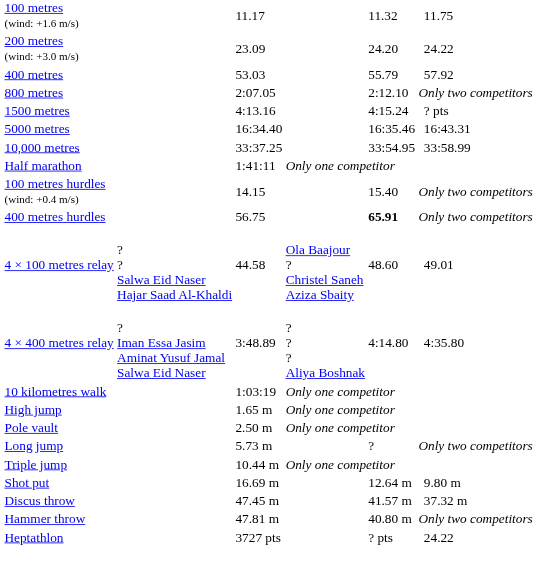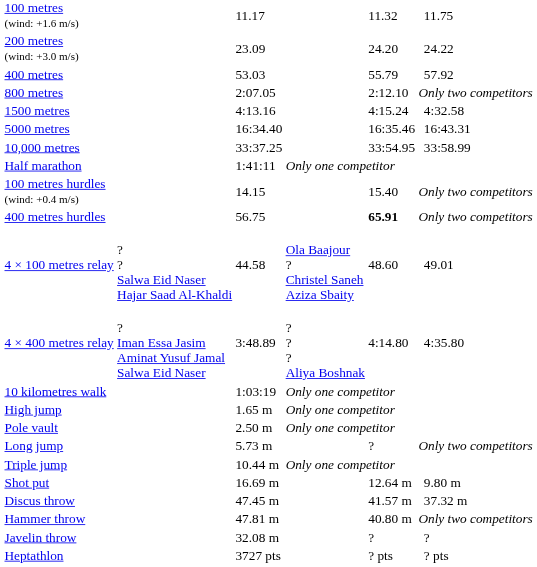(436, 110) ? pts -> (444, 110) 4:32.58
+ row: (40, 537)
(439, 537) 24.22 -> (436, 555) ? pts
